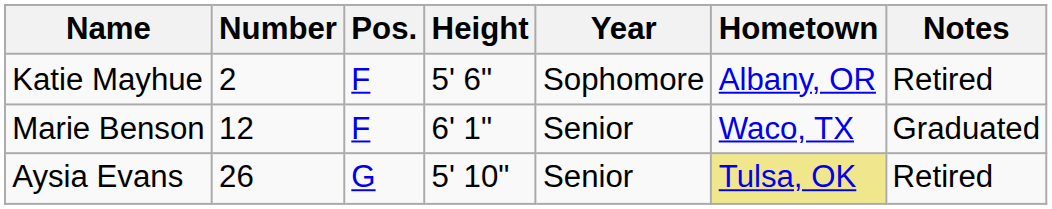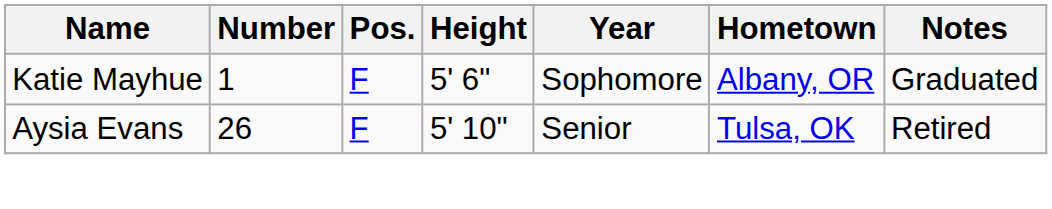(228, 78) 2 -> (226, 78) 1
(943, 78) Retired -> (965, 78) Graduated
- row: (108, 128)
(363, 177) G -> (359, 128) F
(788, 177) khaki background -> (786, 128) no background
